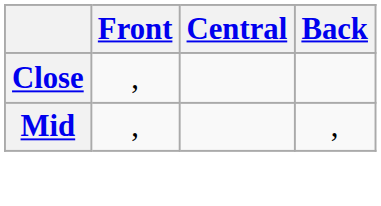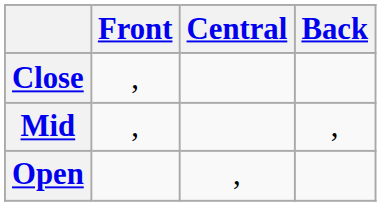+ row: (48, 175)
